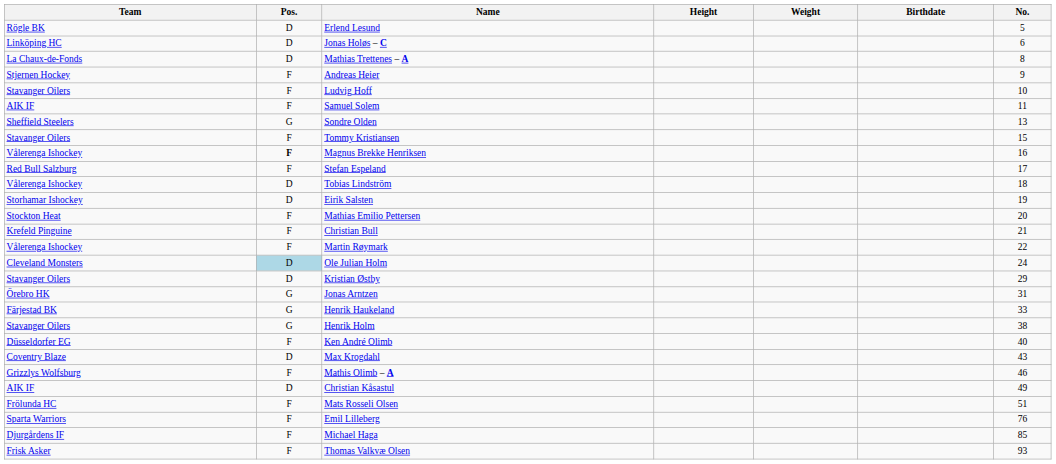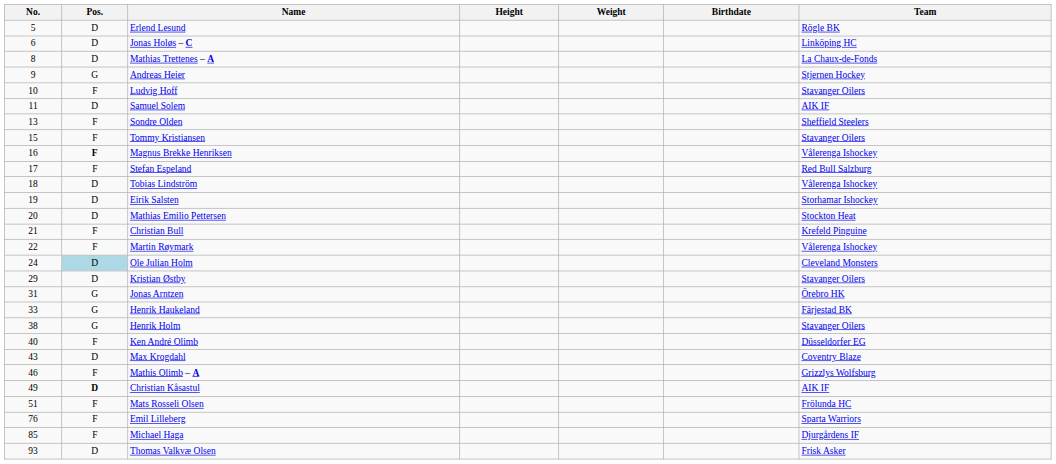columns swapped: (1022, 12) <-> (130, 12)
(289, 75) F -> (95, 75) G
(289, 106) F -> (95, 106) D
(289, 122) G -> (95, 122) F
(289, 216) F -> (95, 216) D
(289, 388) normal -> (95, 388) bold
(289, 451) F -> (95, 451) D
